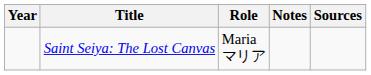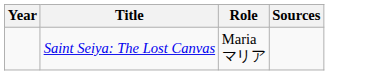- column: (290, 16)
